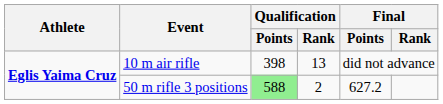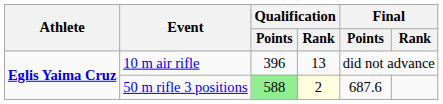(274, 63) 398 -> (274, 63) 396
(318, 87) no background -> (318, 87) lightyellow background
(365, 87) 627.2 -> (365, 87) 687.6
